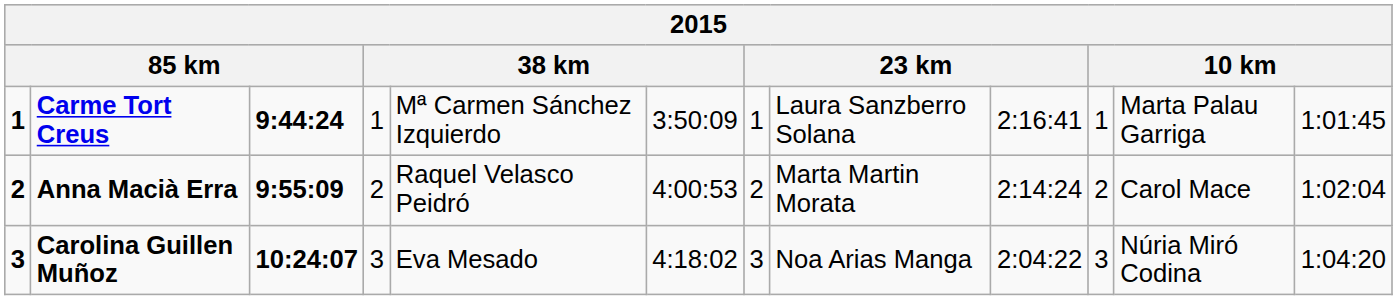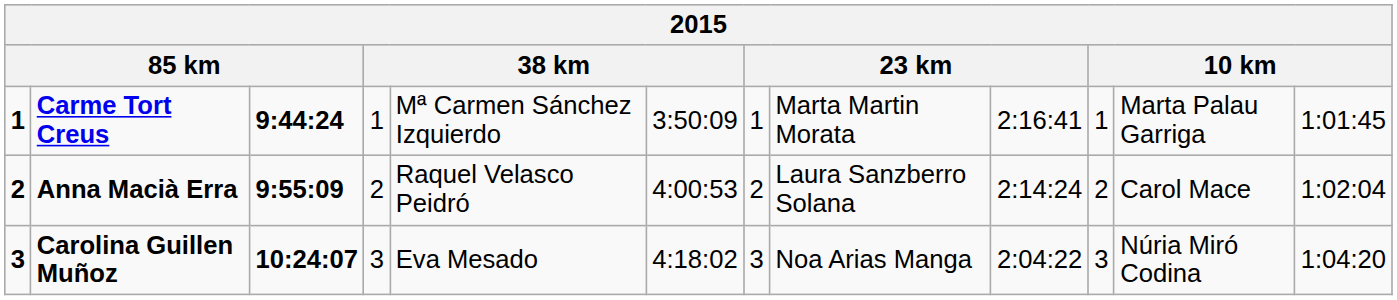(871, 120) Laura Sanzberro Solana -> (847, 120) Marta Martin Morata
(847, 189) Marta Martin Morata -> (871, 189) Laura Sanzberro Solana
